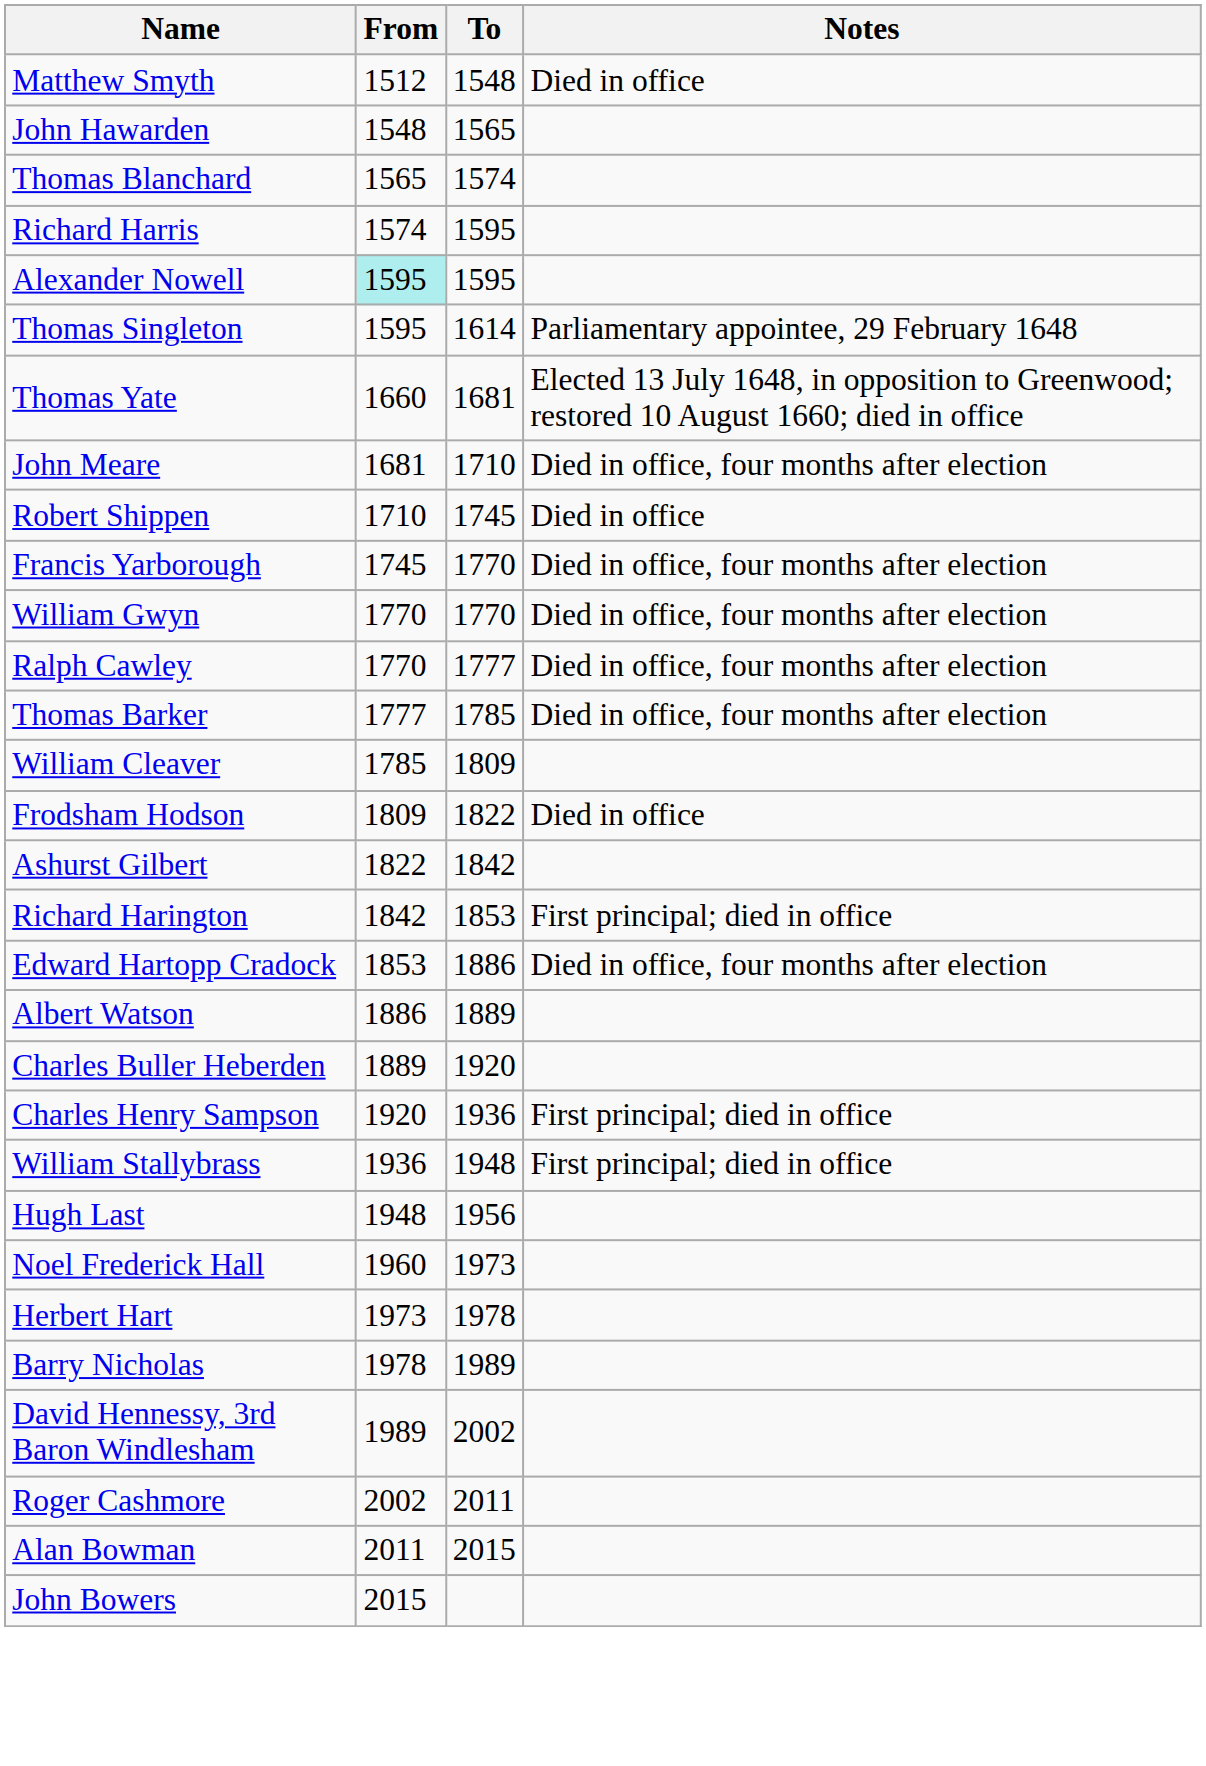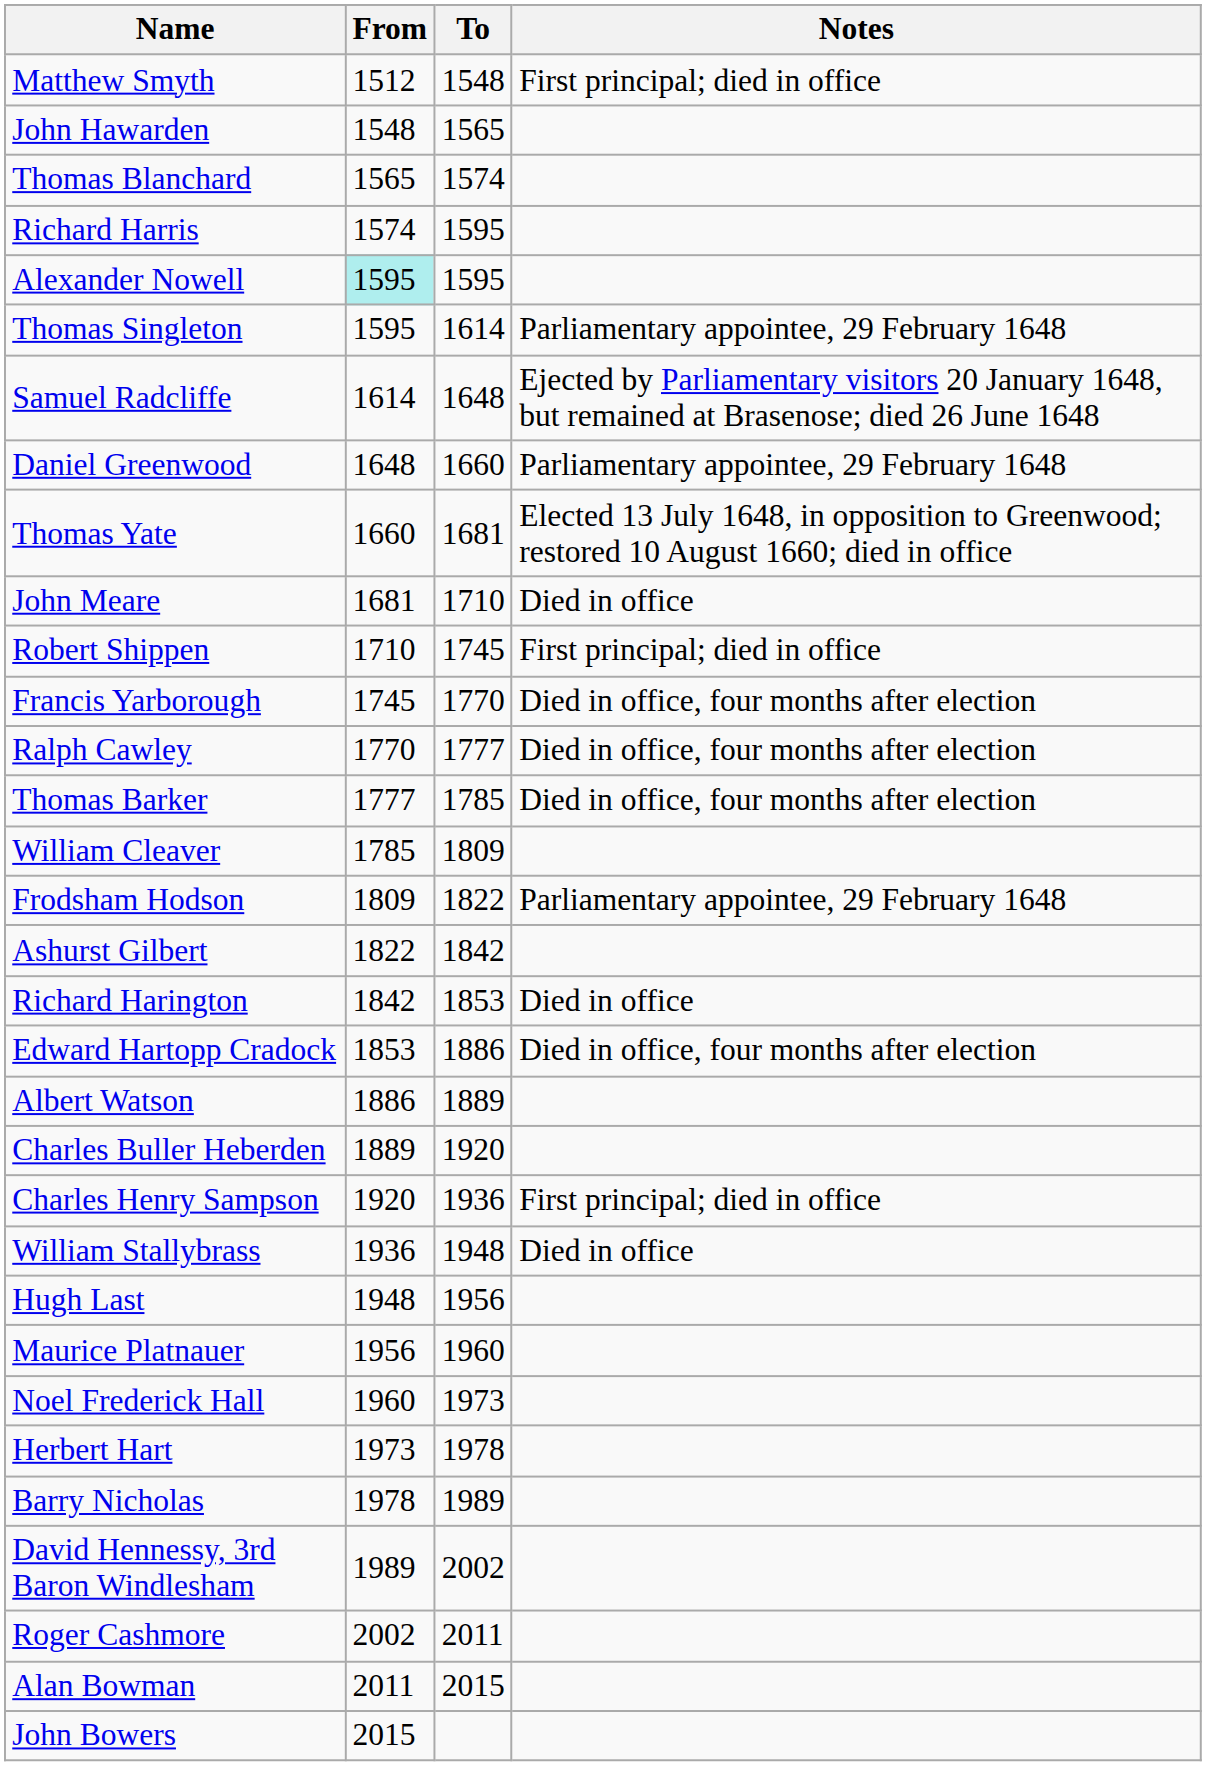(618, 79) Died in office -> (700, 79) First principal; died in office
+ row: (122, 397)
+ row: (132, 464)
(789, 464) Died in office, four months after election -> (606, 600) Died in office
(618, 514) Died in office -> (700, 650) First principal; died in office
- row: (106, 614)
(618, 814) Died in office -> (793, 900) Parliamentary appointee, 29 February 1648
(711, 914) First principal; died in office -> (606, 1000) Died in office
(711, 1164) First principal; died in office -> (606, 1250) Died in office
+ row: (128, 1350)
